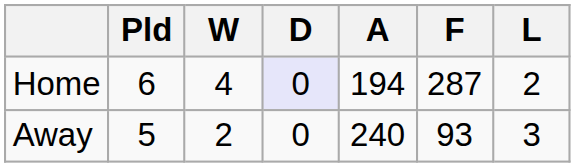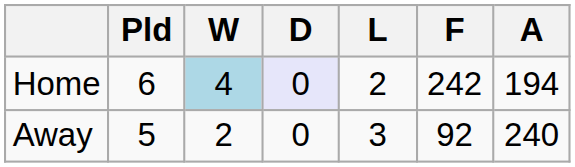columns swapped: (532, 30) <-> (378, 30)
(224, 82) no background -> (224, 82) lightblue background
(455, 82) 287 -> (455, 82) 242
(455, 135) 93 -> (455, 135) 92
